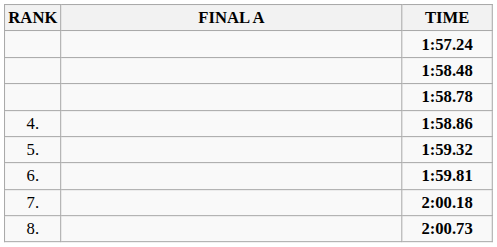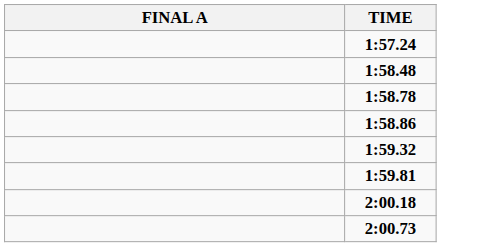- column: (33, 17)
